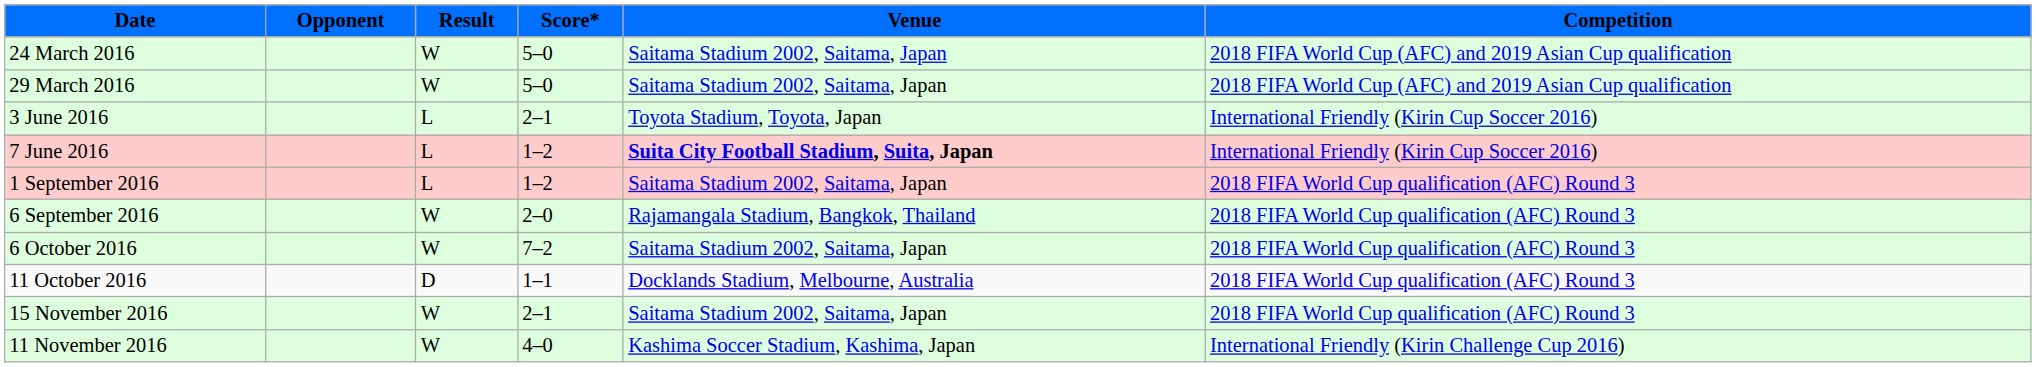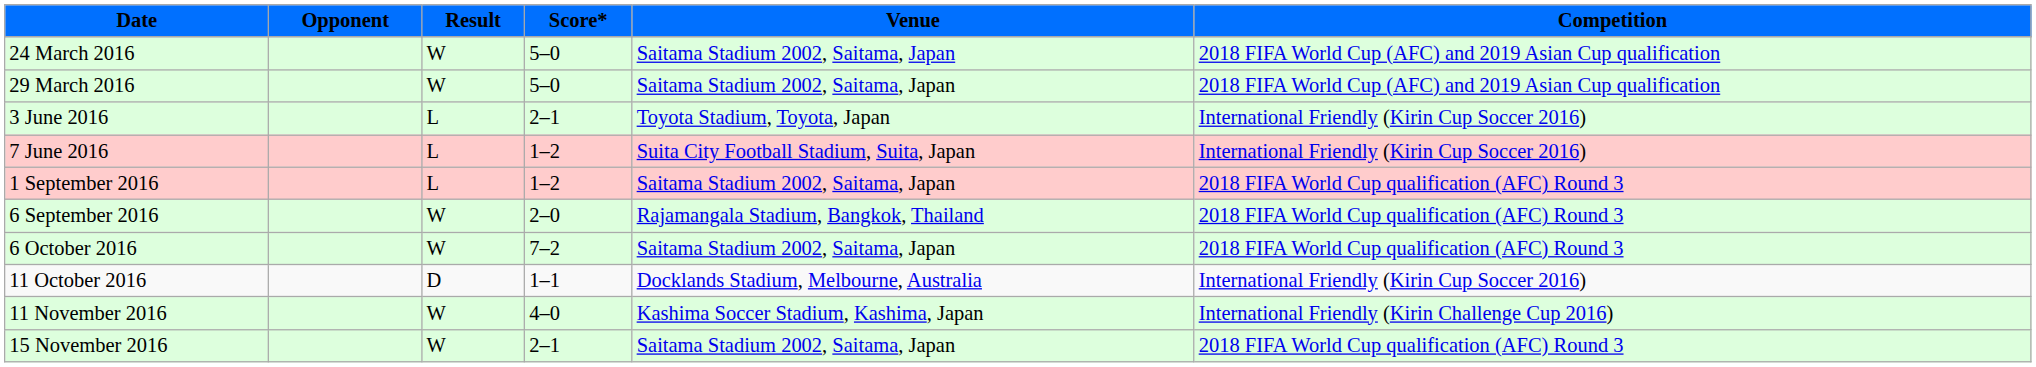(811, 150) bold -> (806, 150) normal
(1422, 280) 2018 FIFA World Cup qualification (AFC) Round 3 -> (1392, 280) International Friendly (Kirin Cup Soccer 2016)
rows swapped: (88, 345) <-> (88, 313)
